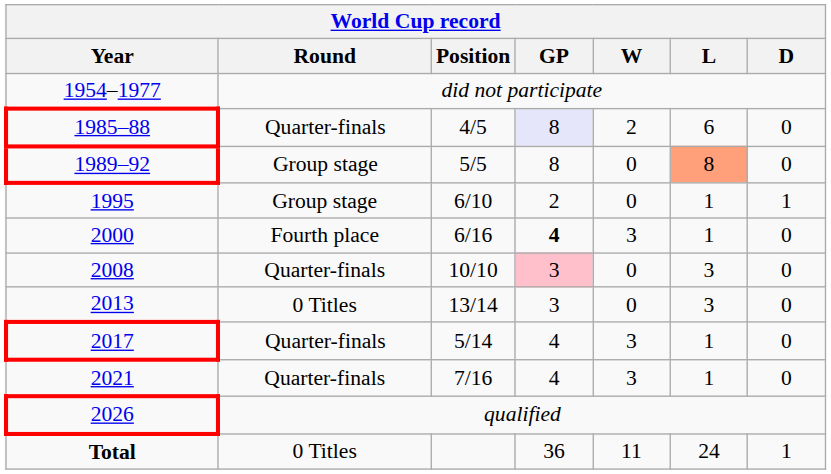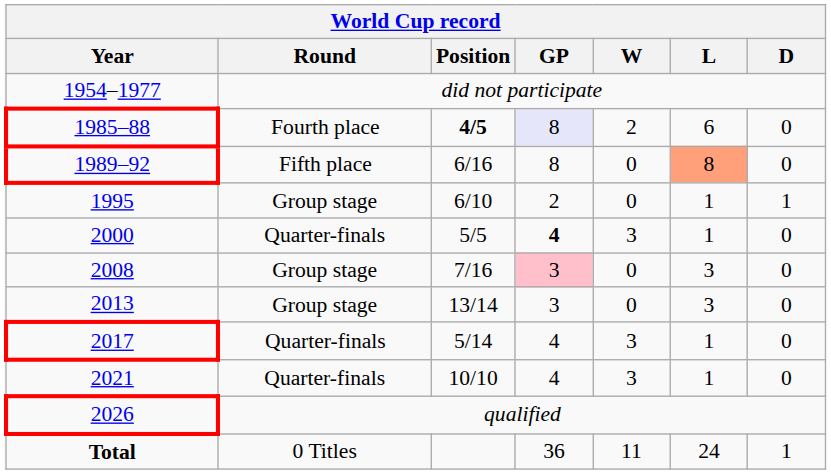(325, 127) Quarter-finals -> (325, 127) Fourth place
(473, 127) normal -> (473, 127) bold
(325, 164) Group stage -> (325, 164) Fifth place
(473, 164) 5/5 -> (473, 164) 6/16
(325, 235) Fourth place -> (325, 235) Quarter-finals
(473, 235) 6/16 -> (473, 235) 5/5
(325, 269) Quarter-finals -> (325, 269) Group stage
(473, 269) 10/10 -> (473, 269) 7/16
(325, 304) 0 Titles -> (325, 304) Group stage
(473, 377) 7/16 -> (473, 377) 10/10
